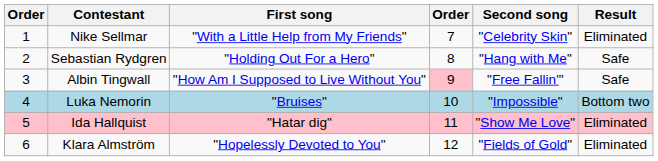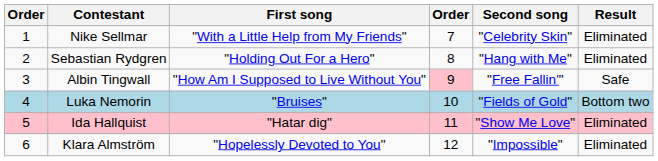(615, 58) Safe -> (615, 58) Eliminated
(525, 101) "Impossible" -> (525, 101) "Fields of Gold"
(525, 144) "Fields of Gold" -> (525, 144) "Impossible"
